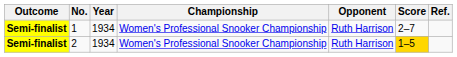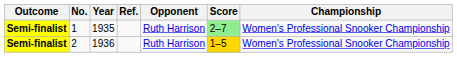columns swapped: (223, 12) <-> (440, 12)
(103, 28) 1934 -> (103, 28) 1935
(406, 28) no background -> (218, 28) lightgreen background
(103, 44) 1934 -> (103, 44) 1936
